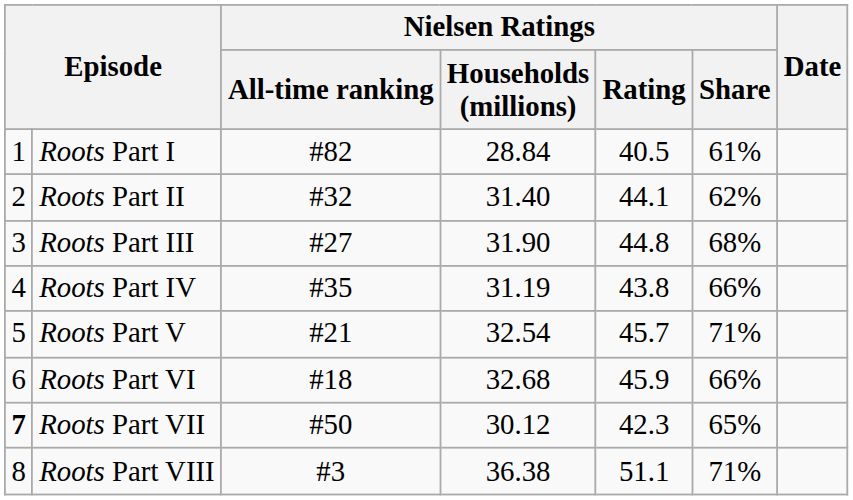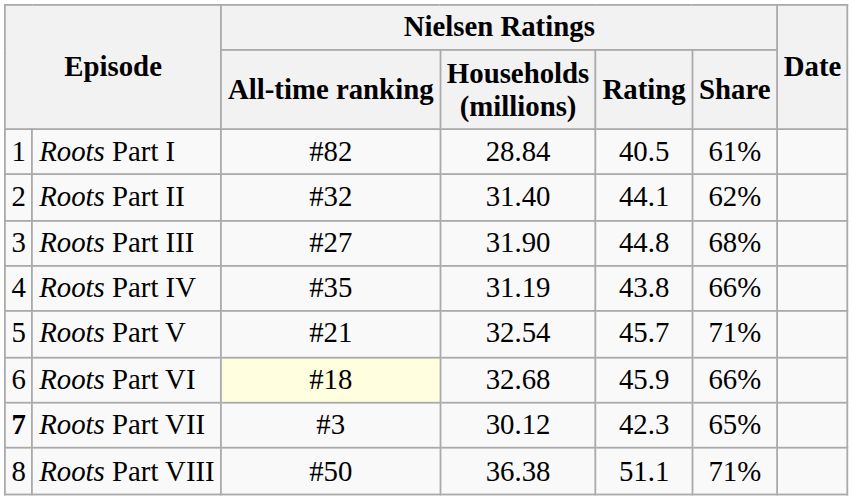(331, 379) no background -> (331, 379) lightyellow background
(331, 425) #50 -> (331, 425) #3
(331, 470) #3 -> (331, 470) #50
